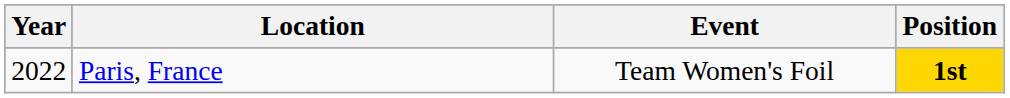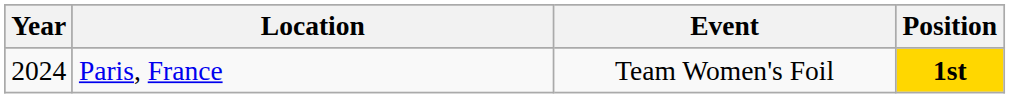(39, 69) 2022 -> (39, 69) 2024
